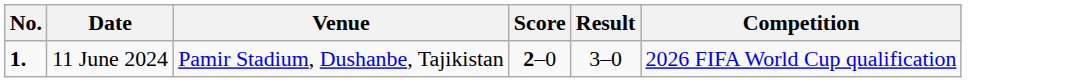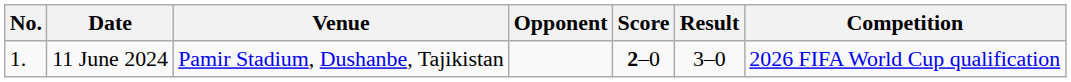+ column: (561, 22)
(18, 58) bold -> (18, 58) normal
